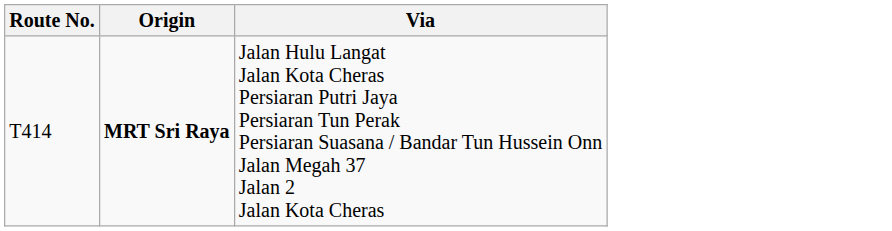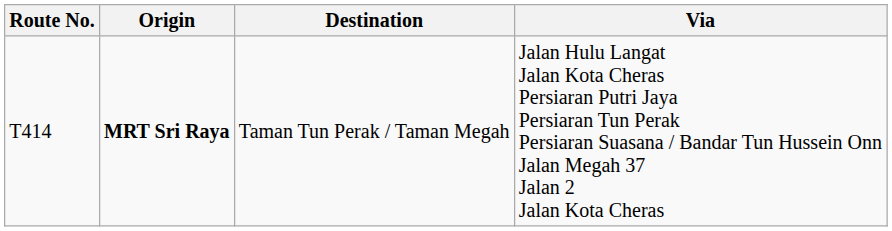+ column: (374, 20)
